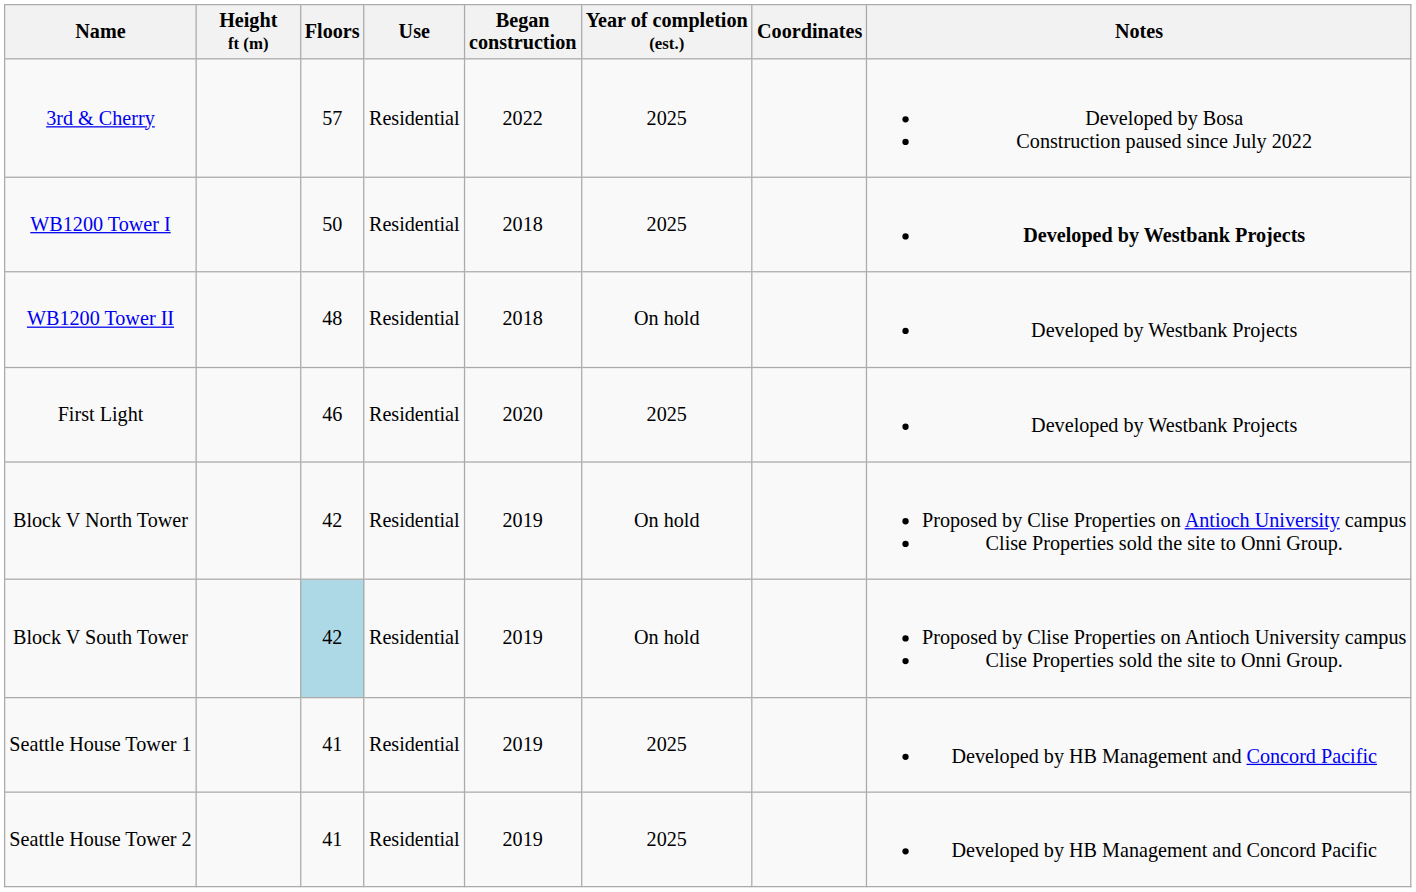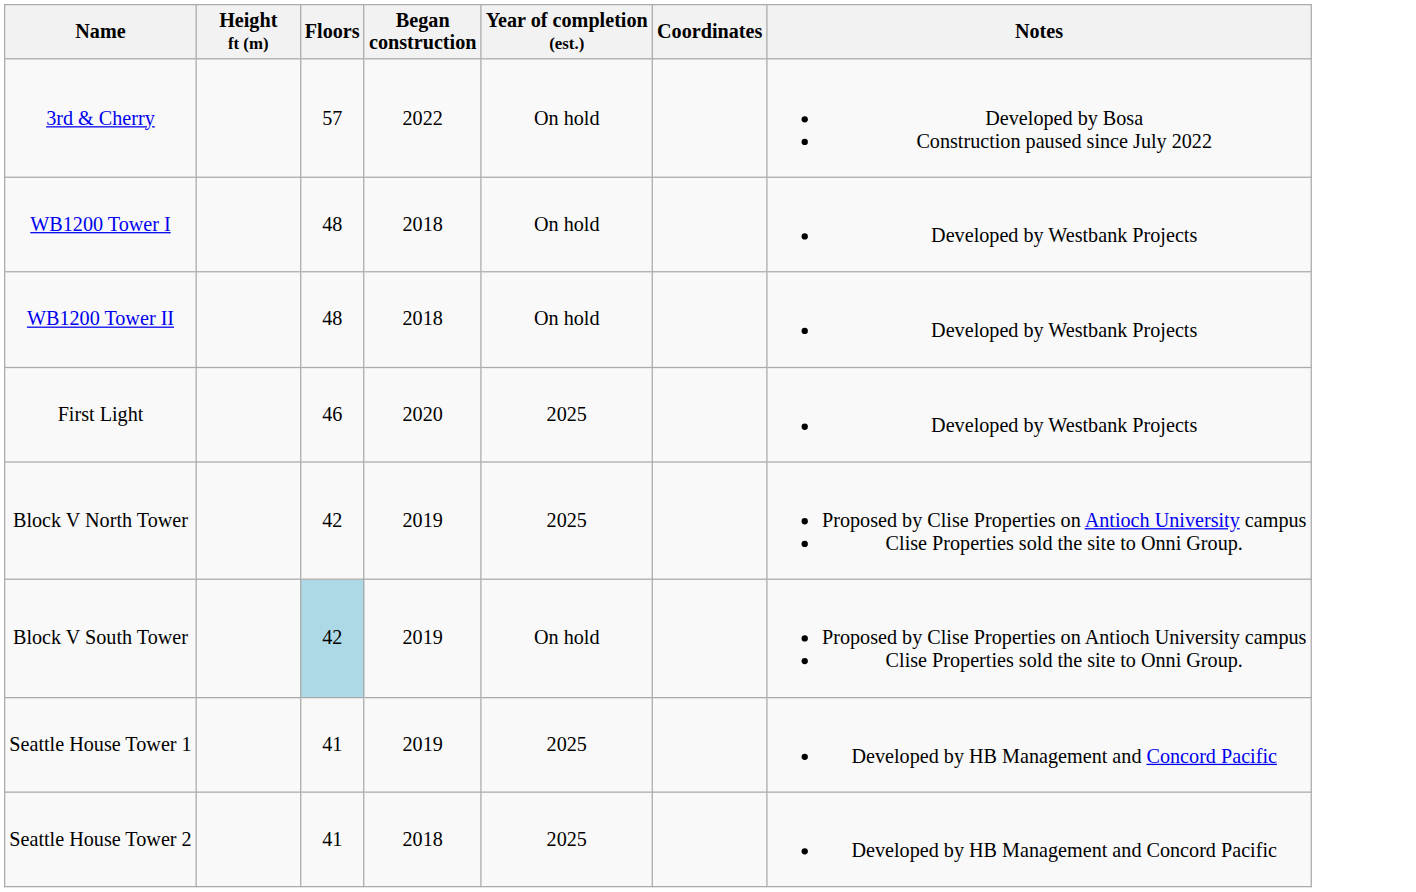- column: (414, 31)
(667, 117) 2025 -> (567, 117) On hold
(332, 224) 50 -> (332, 224) 48
(667, 224) 2025 -> (567, 224) On hold
(1139, 236) bold -> (1039, 236) normal
(667, 520) On hold -> (567, 520) 2025
(523, 839) 2019 -> (423, 839) 2018
